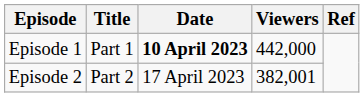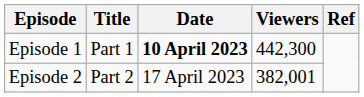(286, 48) 442,000 -> (286, 48) 442,300
